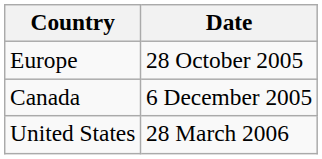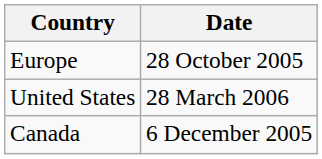rows swapped: (45, 97) <-> (73, 134)
